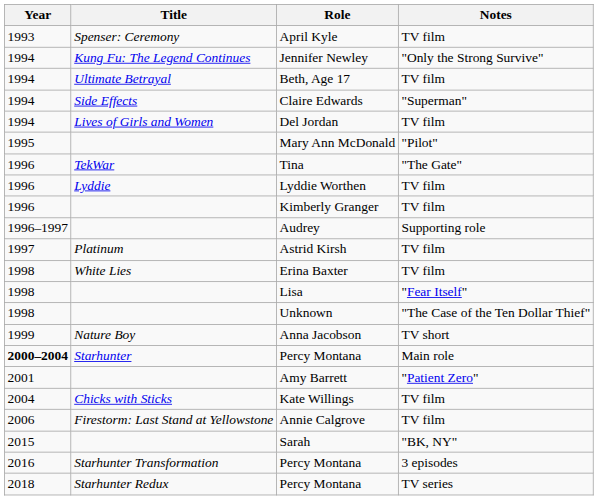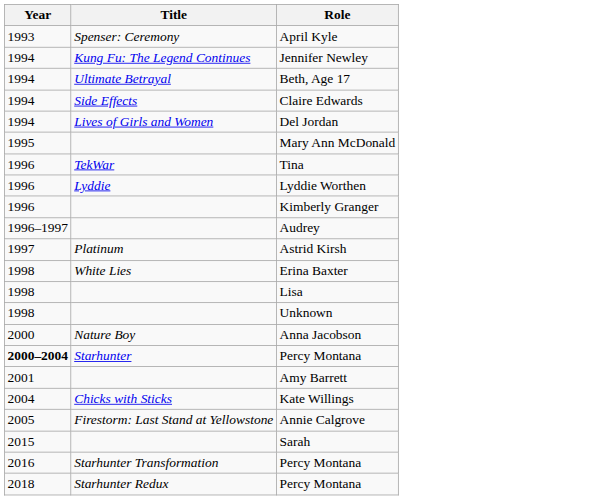- column: (496, 15)
(21, 334) 1999 -> (21, 334) 2000
(21, 420) 2006 -> (21, 420) 2005
